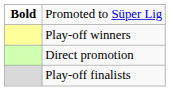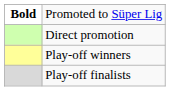rows swapped: (90, 55) <-> (88, 34)
